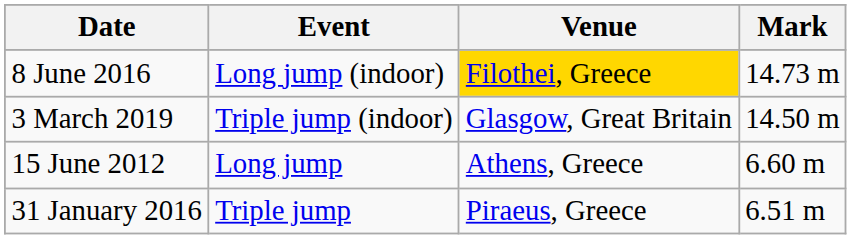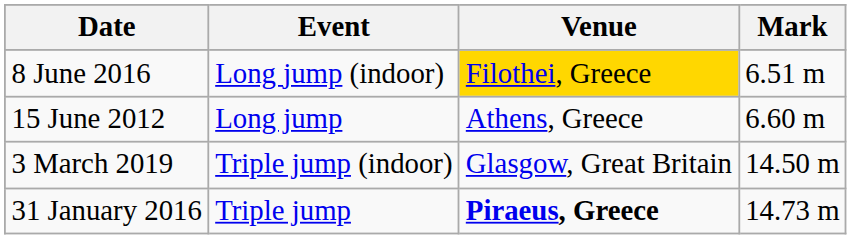(792, 73) 14.73 m -> (785, 73) 6.51 m
rows swapped: (92, 118) <-> (88, 164)
(556, 210) normal -> (562, 210) bold
(785, 210) 6.51 m -> (792, 210) 14.73 m
